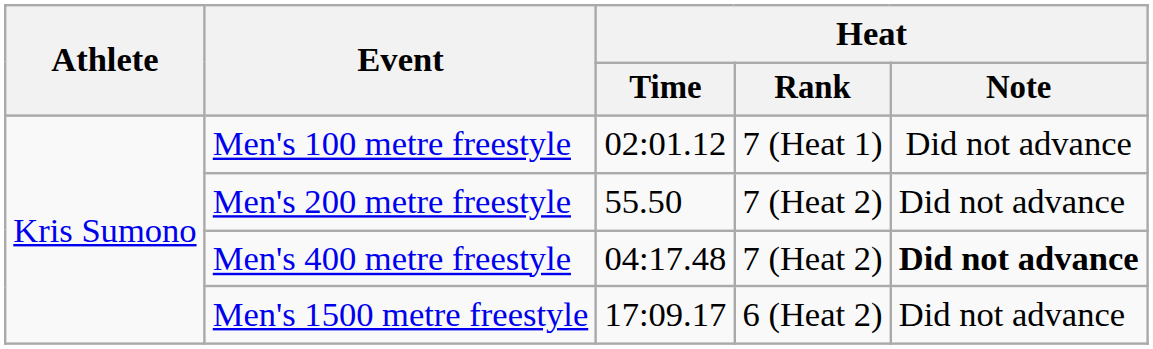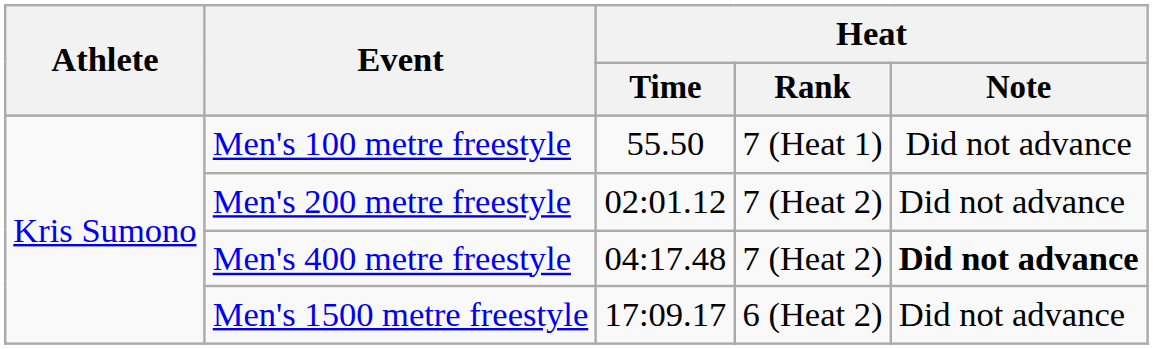(665, 144) 02:01.12 -> (665, 144) 55.50
(643, 201) 55.50 -> (665, 201) 02:01.12
